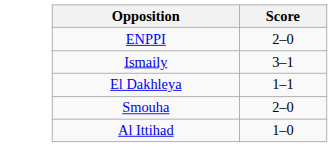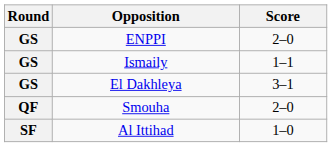+ column: (28, 16)
(283, 61) 3–1 -> (283, 61) 1–1
(283, 84) 1–1 -> (283, 84) 3–1
